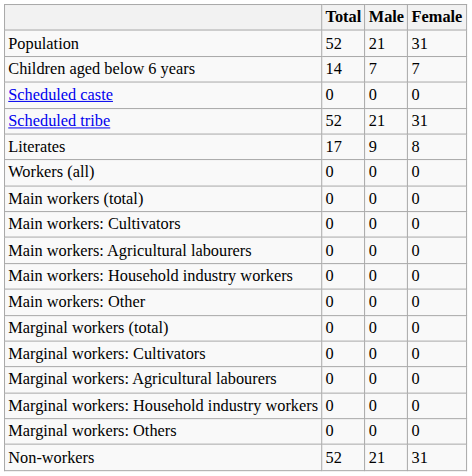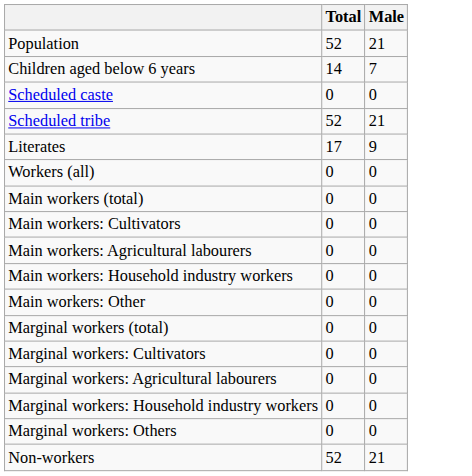- column: (437, 17)
